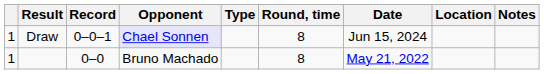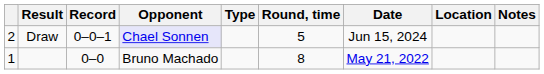(11, 36) 1 -> (11, 36) 2
(301, 36) 8 -> (301, 36) 5
